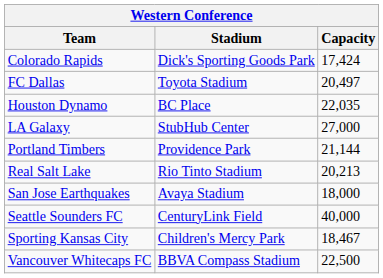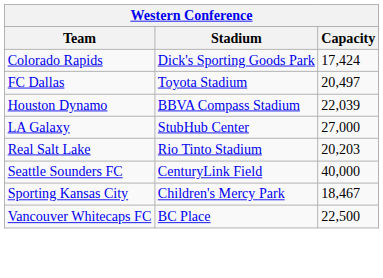(184, 104) BC Place -> (229, 104) BBVA Compass Stadium
(341, 104) 22,035 -> (341, 104) 22,039
- row: (56, 149)
(341, 171) 20,213 -> (341, 149) 20,203
- row: (69, 194)
(229, 261) BBVA Compass Stadium -> (184, 216) BC Place
